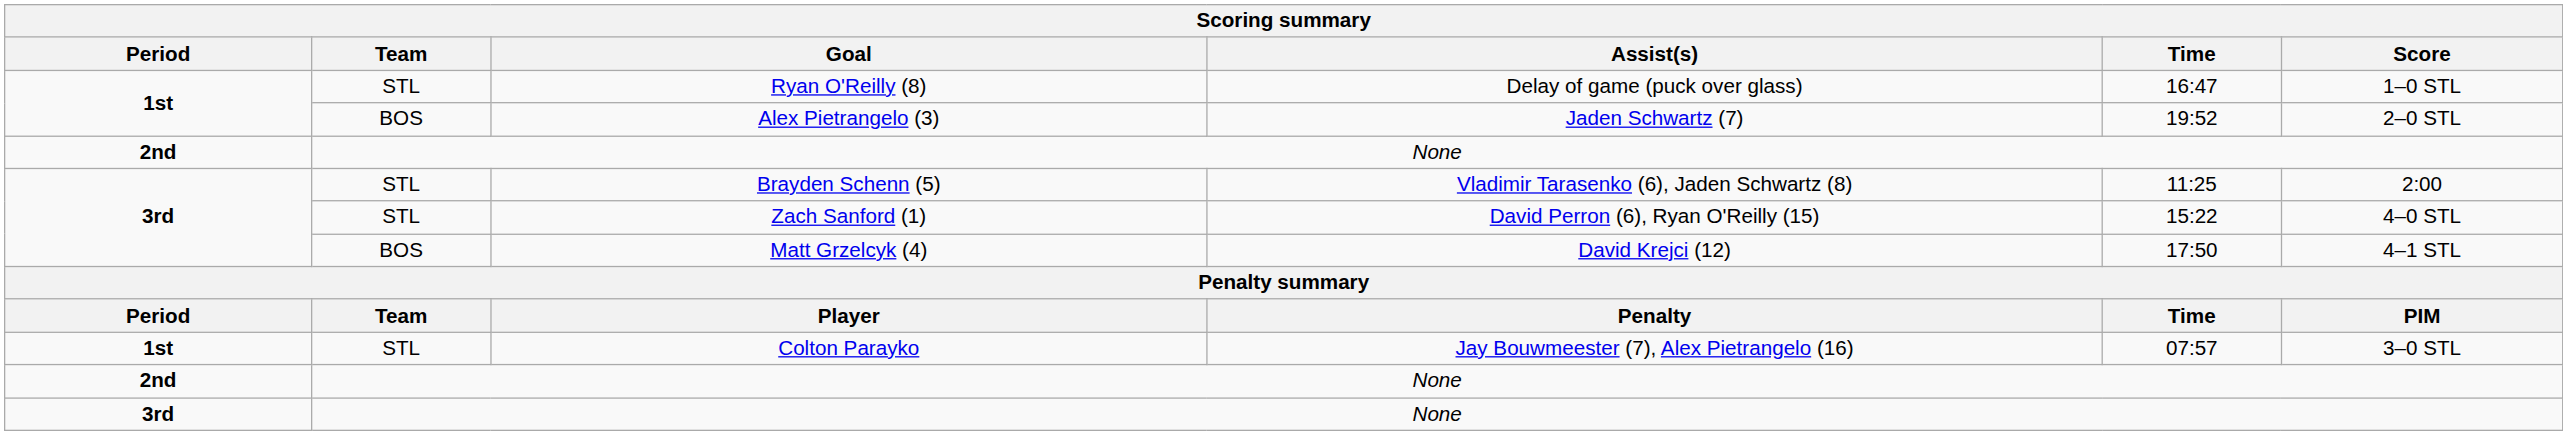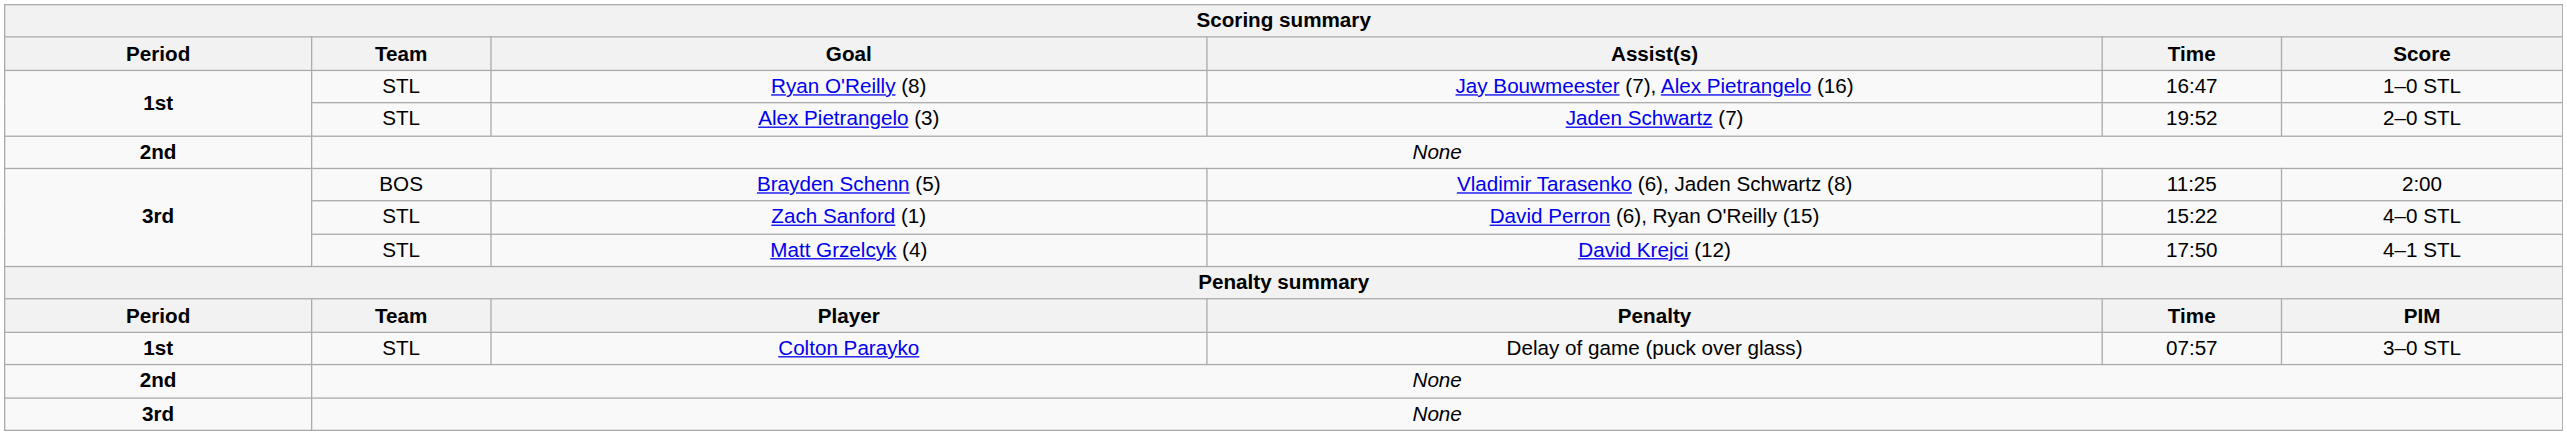(1655, 86) Delay of game (puck over glass) -> (1655, 86) Jay Bouwmeester (7), Alex Pietrangelo (16)
(401, 119) BOS -> (401, 119) STL
(401, 184) STL -> (401, 184) BOS
(401, 250) BOS -> (401, 250) STL
(1655, 348) Jay Bouwmeester (7), Alex Pietrangelo (16) -> (1655, 348) Delay of game (puck over glass)
